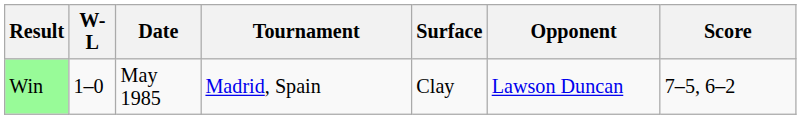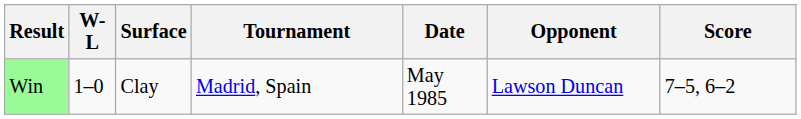columns swapped: (158, 31) <-> (449, 31)
